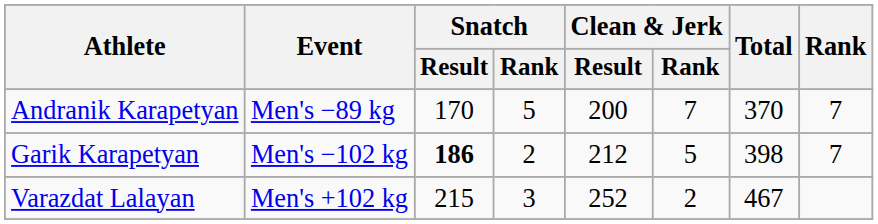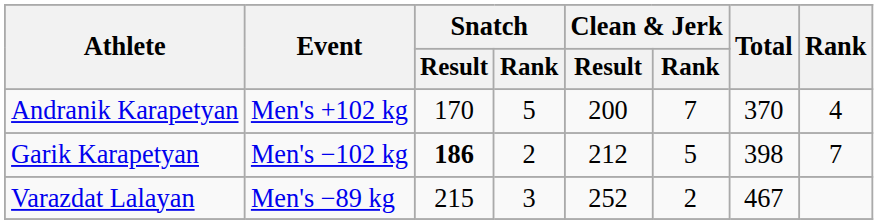(323, 111) Men's −89 kg -> (329, 111) Men's +102 kg
(836, 111) 7 -> (836, 111) 4
(329, 198) Men's +102 kg -> (323, 198) Men's −89 kg
